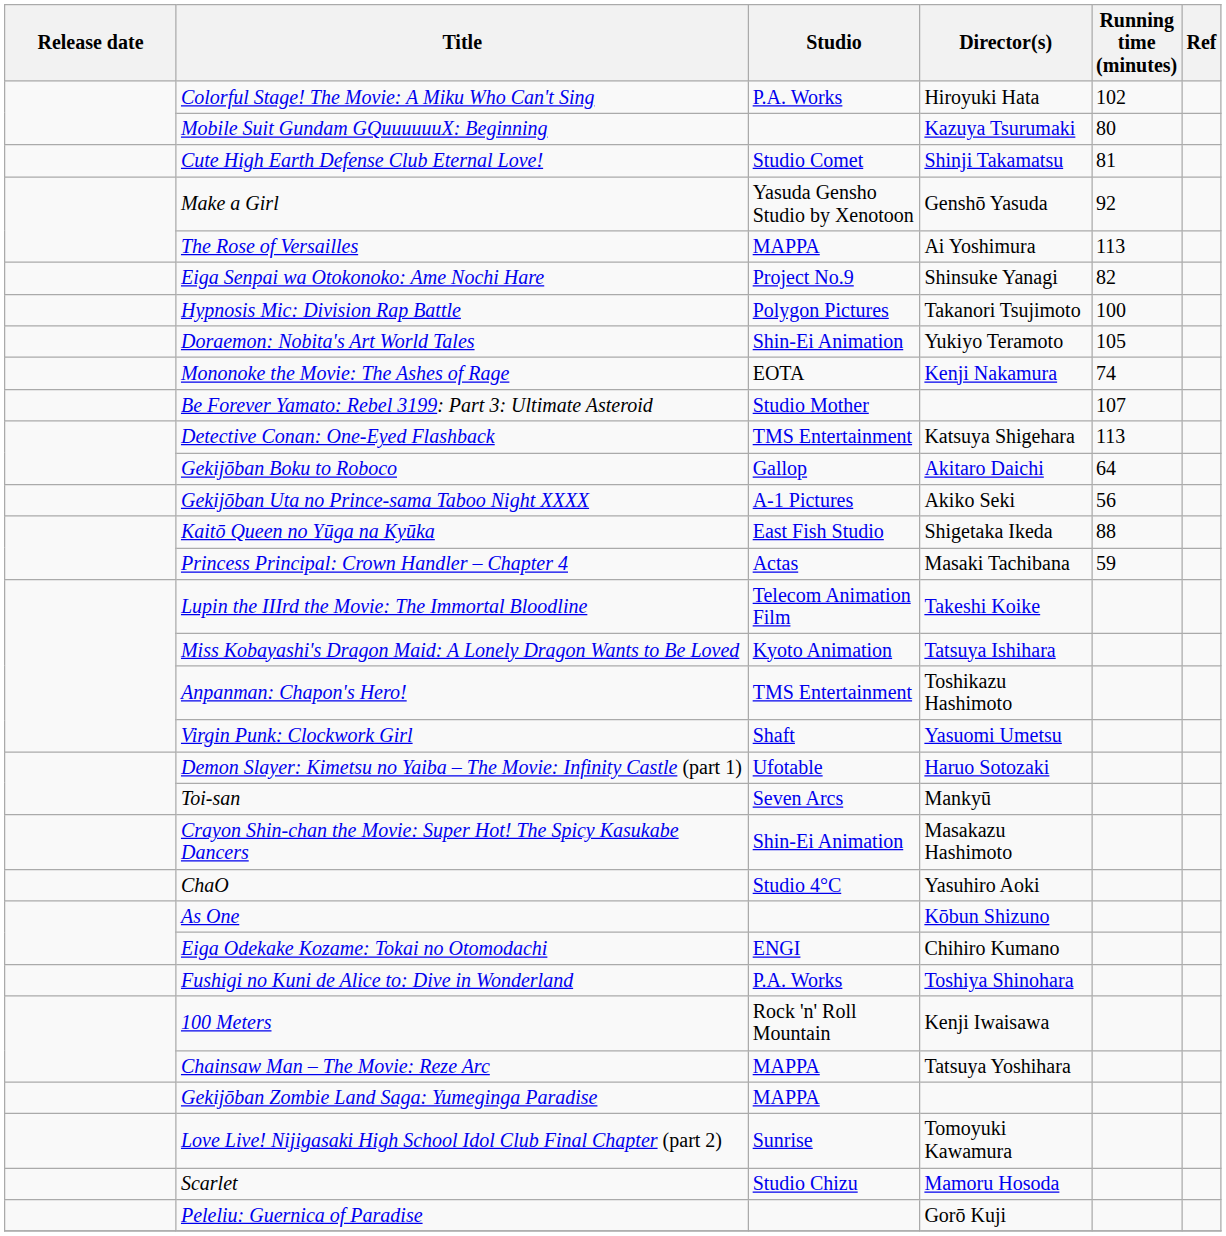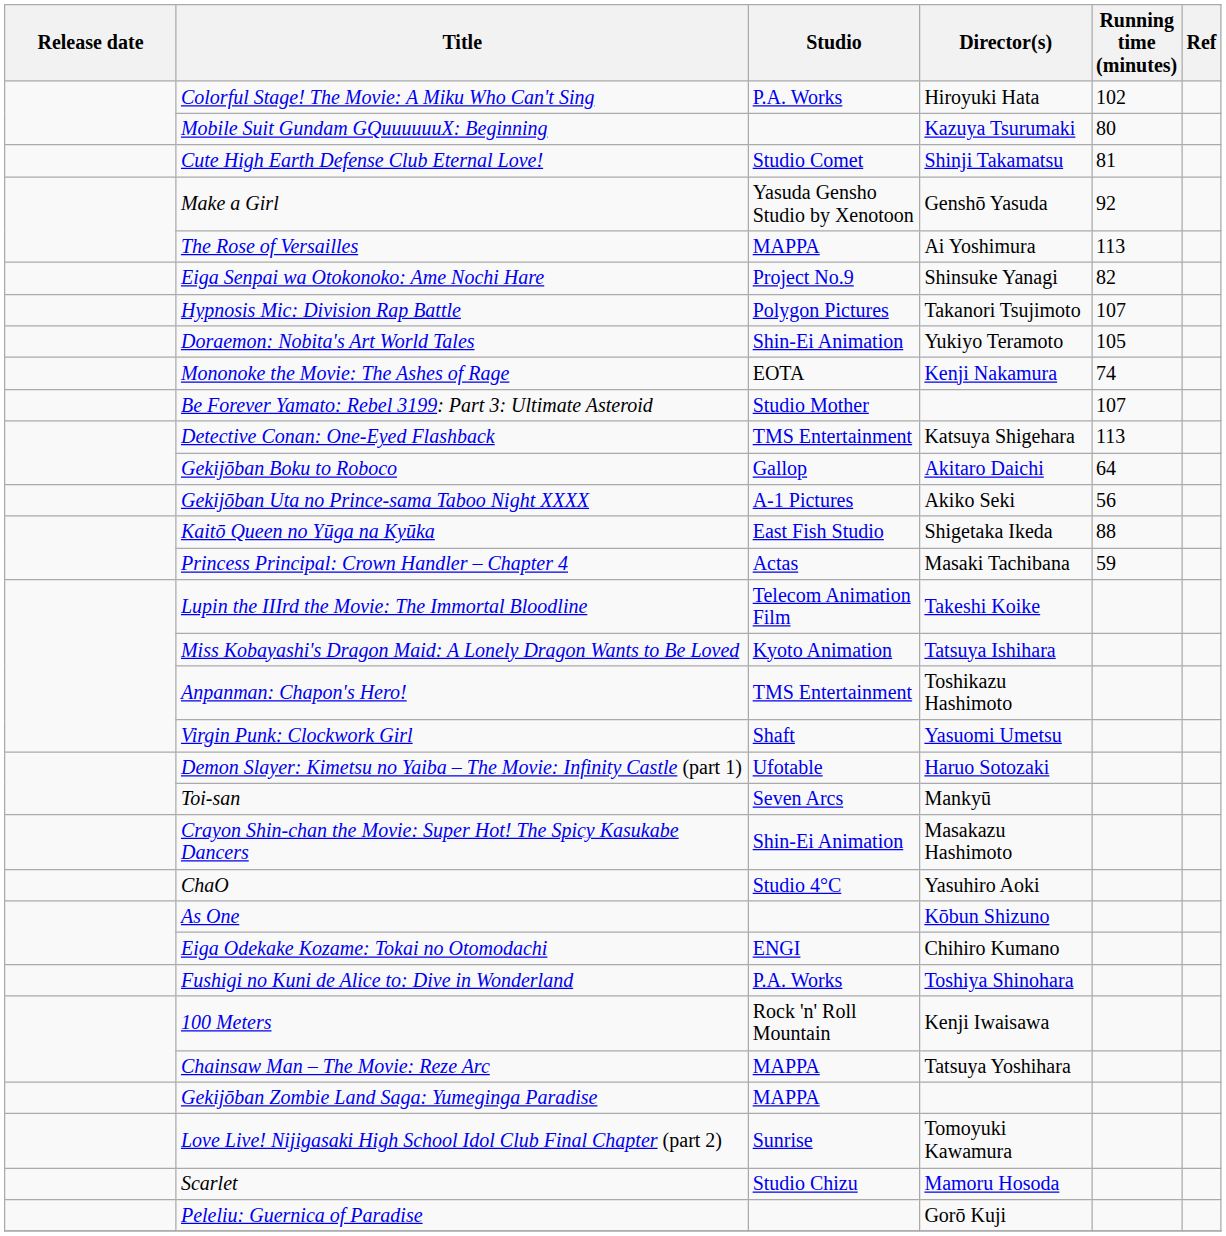(1111, 309) 100 -> (1111, 309) 107
